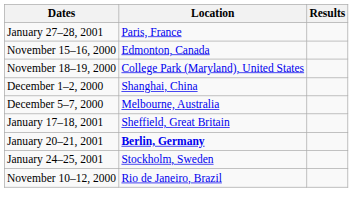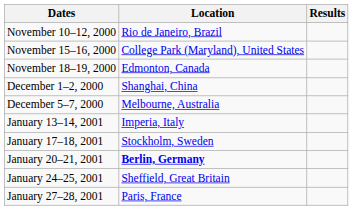rows swapped: (62, 178) <-> (55, 31)
(166, 50) Edmonton, Canada -> (213, 50) College Park (Maryland), United States
(213, 68) College Park (Maryland), United States -> (166, 68) Edmonton, Canada
+ row: (55, 123)
(176, 123) Sheffield, Great Britain -> (168, 141) Stockholm, Sweden
(168, 159) Stockholm, Sweden -> (176, 178) Sheffield, Great Britain
